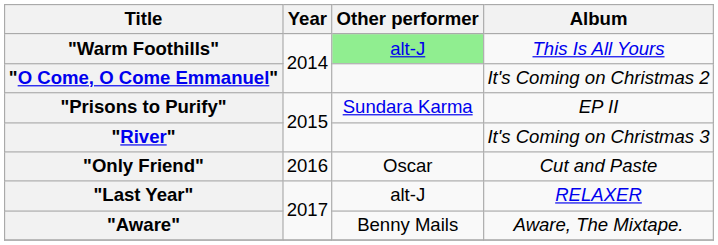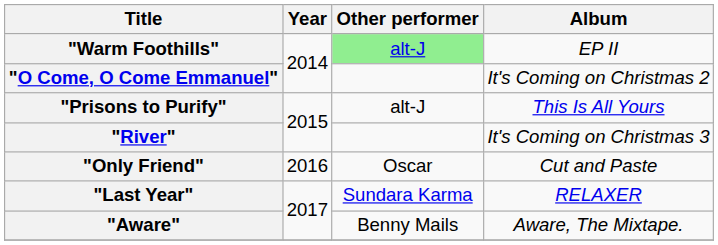(599, 48) This Is All Yours -> (599, 48) EP II
(408, 107) Sundara Karma -> (408, 107) alt-J
(599, 107) EP II -> (599, 107) This Is All Yours
(408, 195) alt-J -> (408, 195) Sundara Karma
